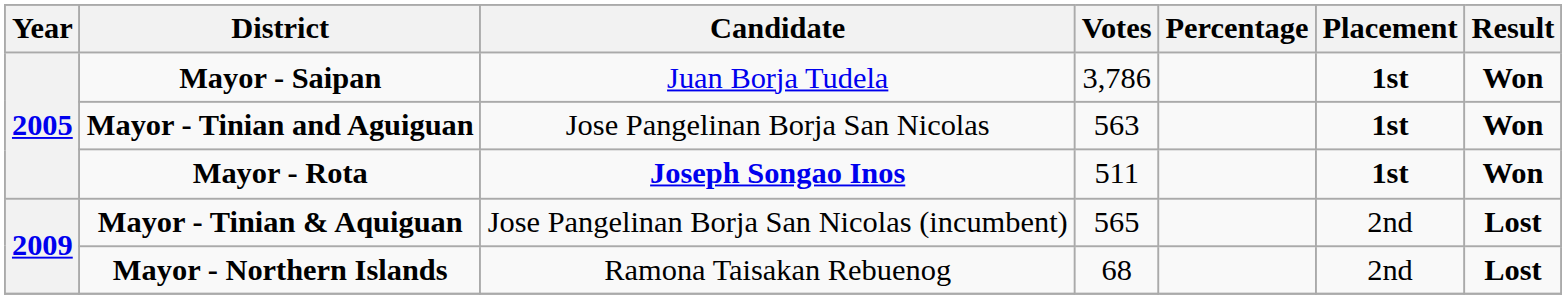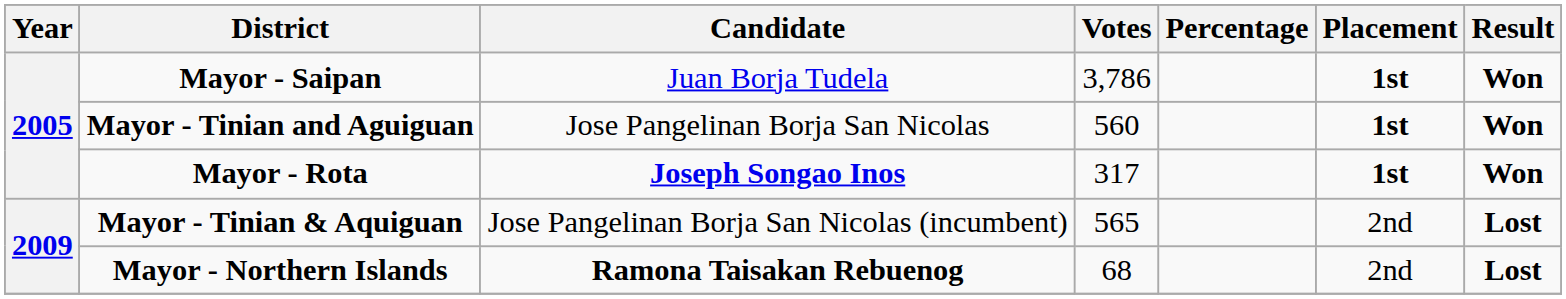(1117, 125) 563 -> (1117, 125) 560
(1117, 173) 511 -> (1117, 173) 317
(778, 269) normal -> (778, 269) bold
